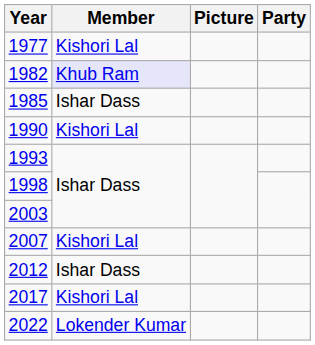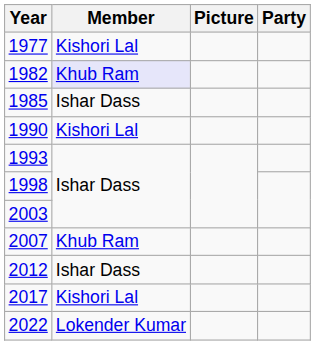(97, 241) Kishori Lal -> (97, 241) Khub Ram
